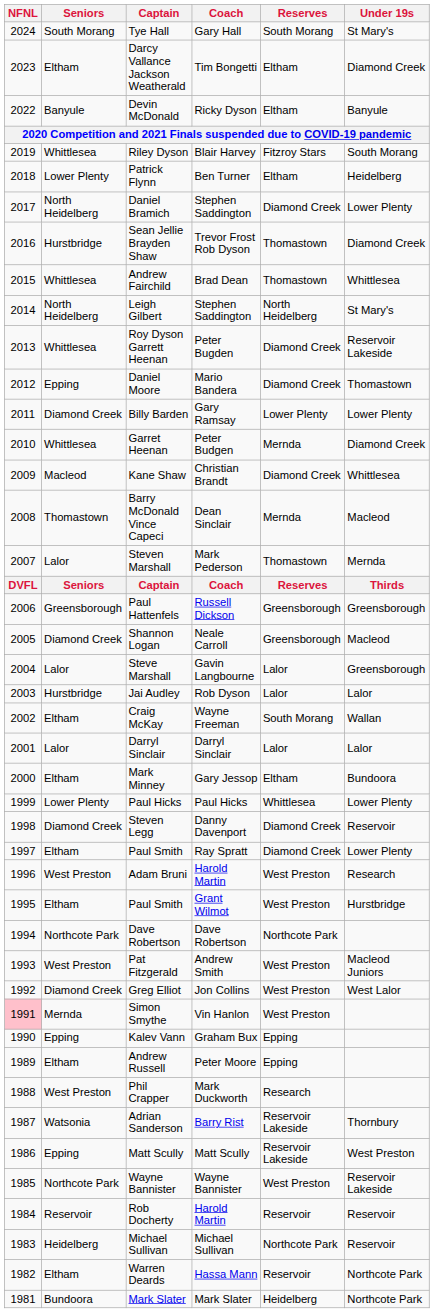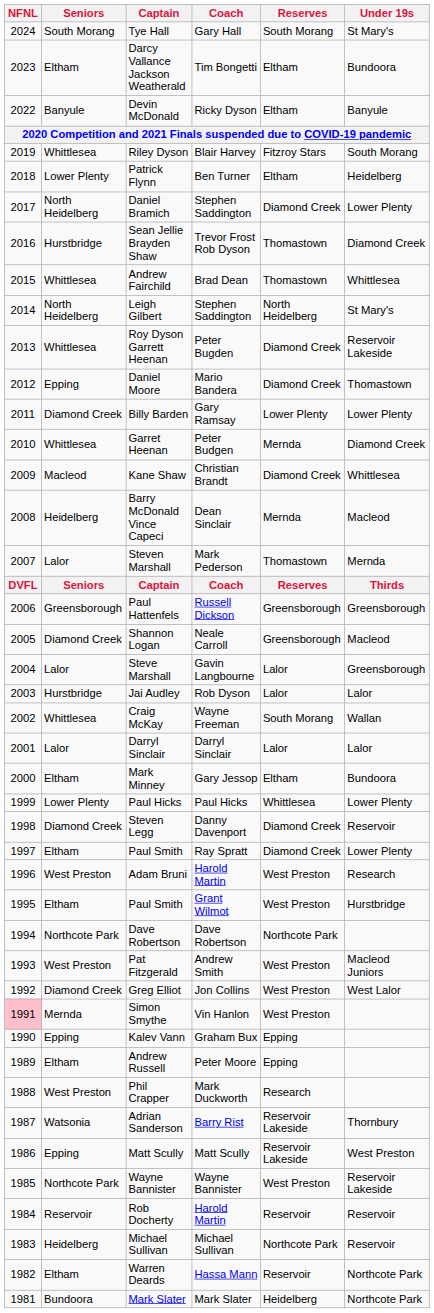(386, 67) Diamond Creek -> (372, 67) Bundoora
(76, 518) Thomastown -> (71, 518) Heidelberg
(61, 718) Eltham -> (70, 718) Whittlesea
